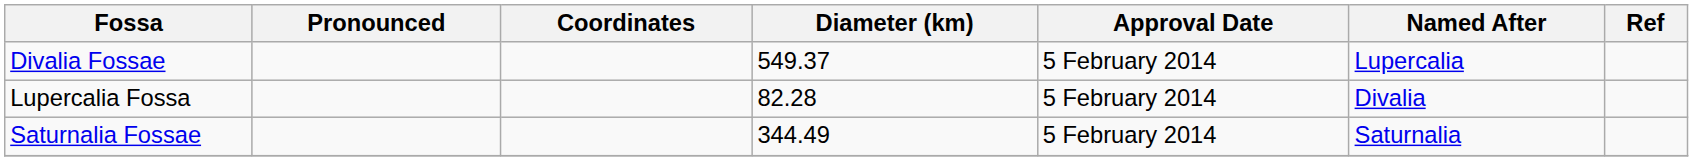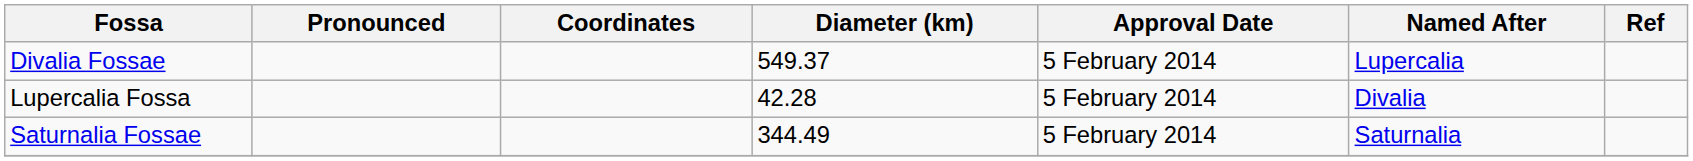(787, 98) 82.28 -> (787, 98) 42.28
